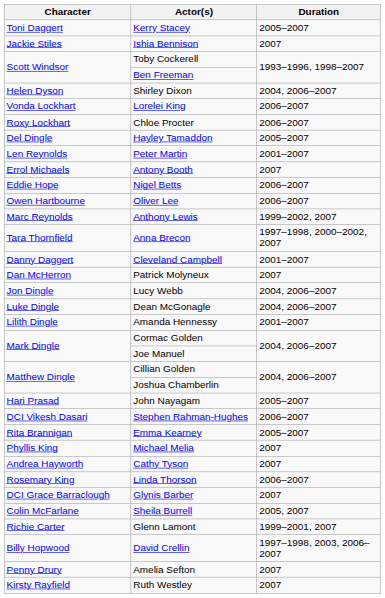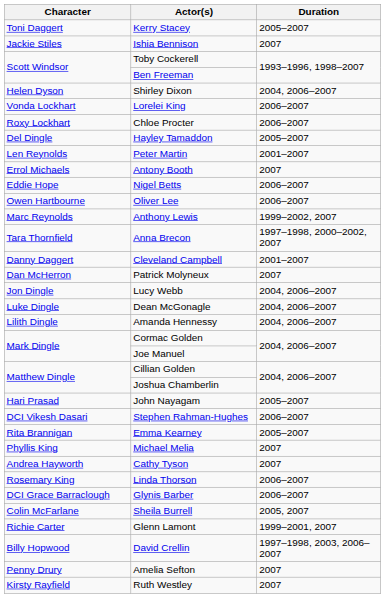(284, 322) 2001–2007 -> (298, 322) 2004, 2006–2007
(270, 495) 2007 -> (284, 495) 2006–2007
